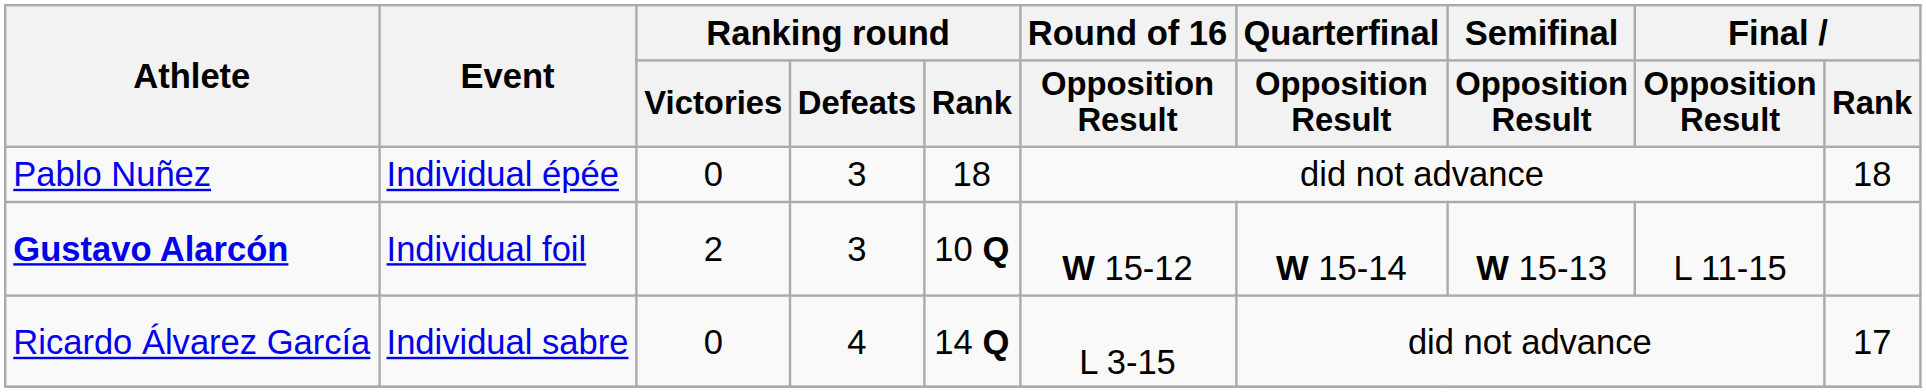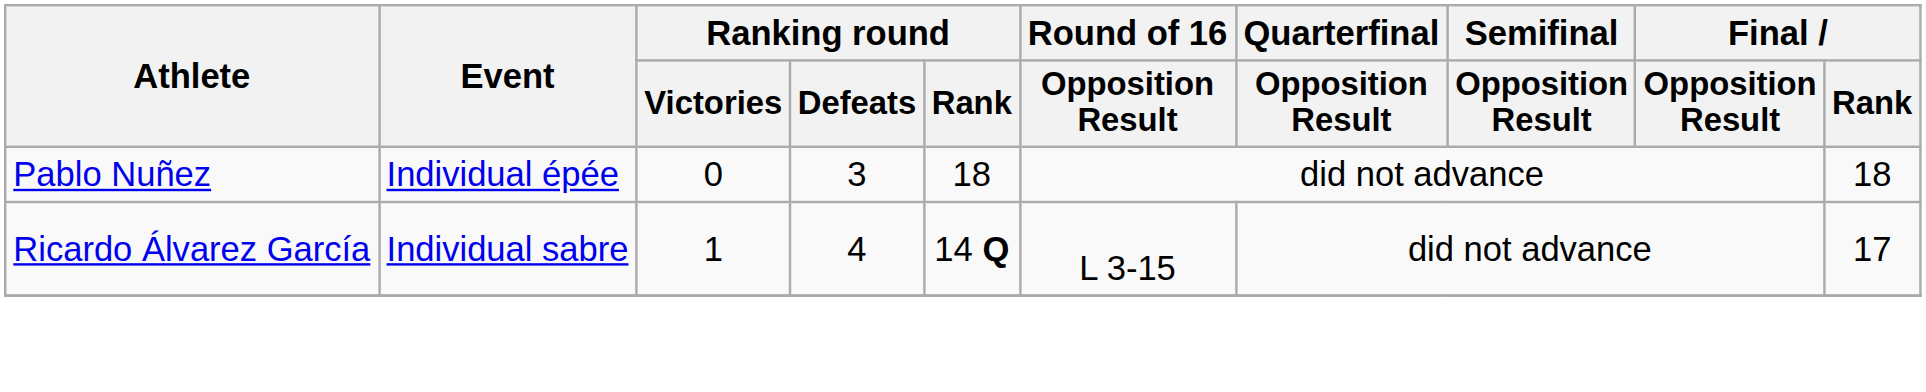- row: (151, 249)
(713, 342) 0 -> (713, 249) 1
